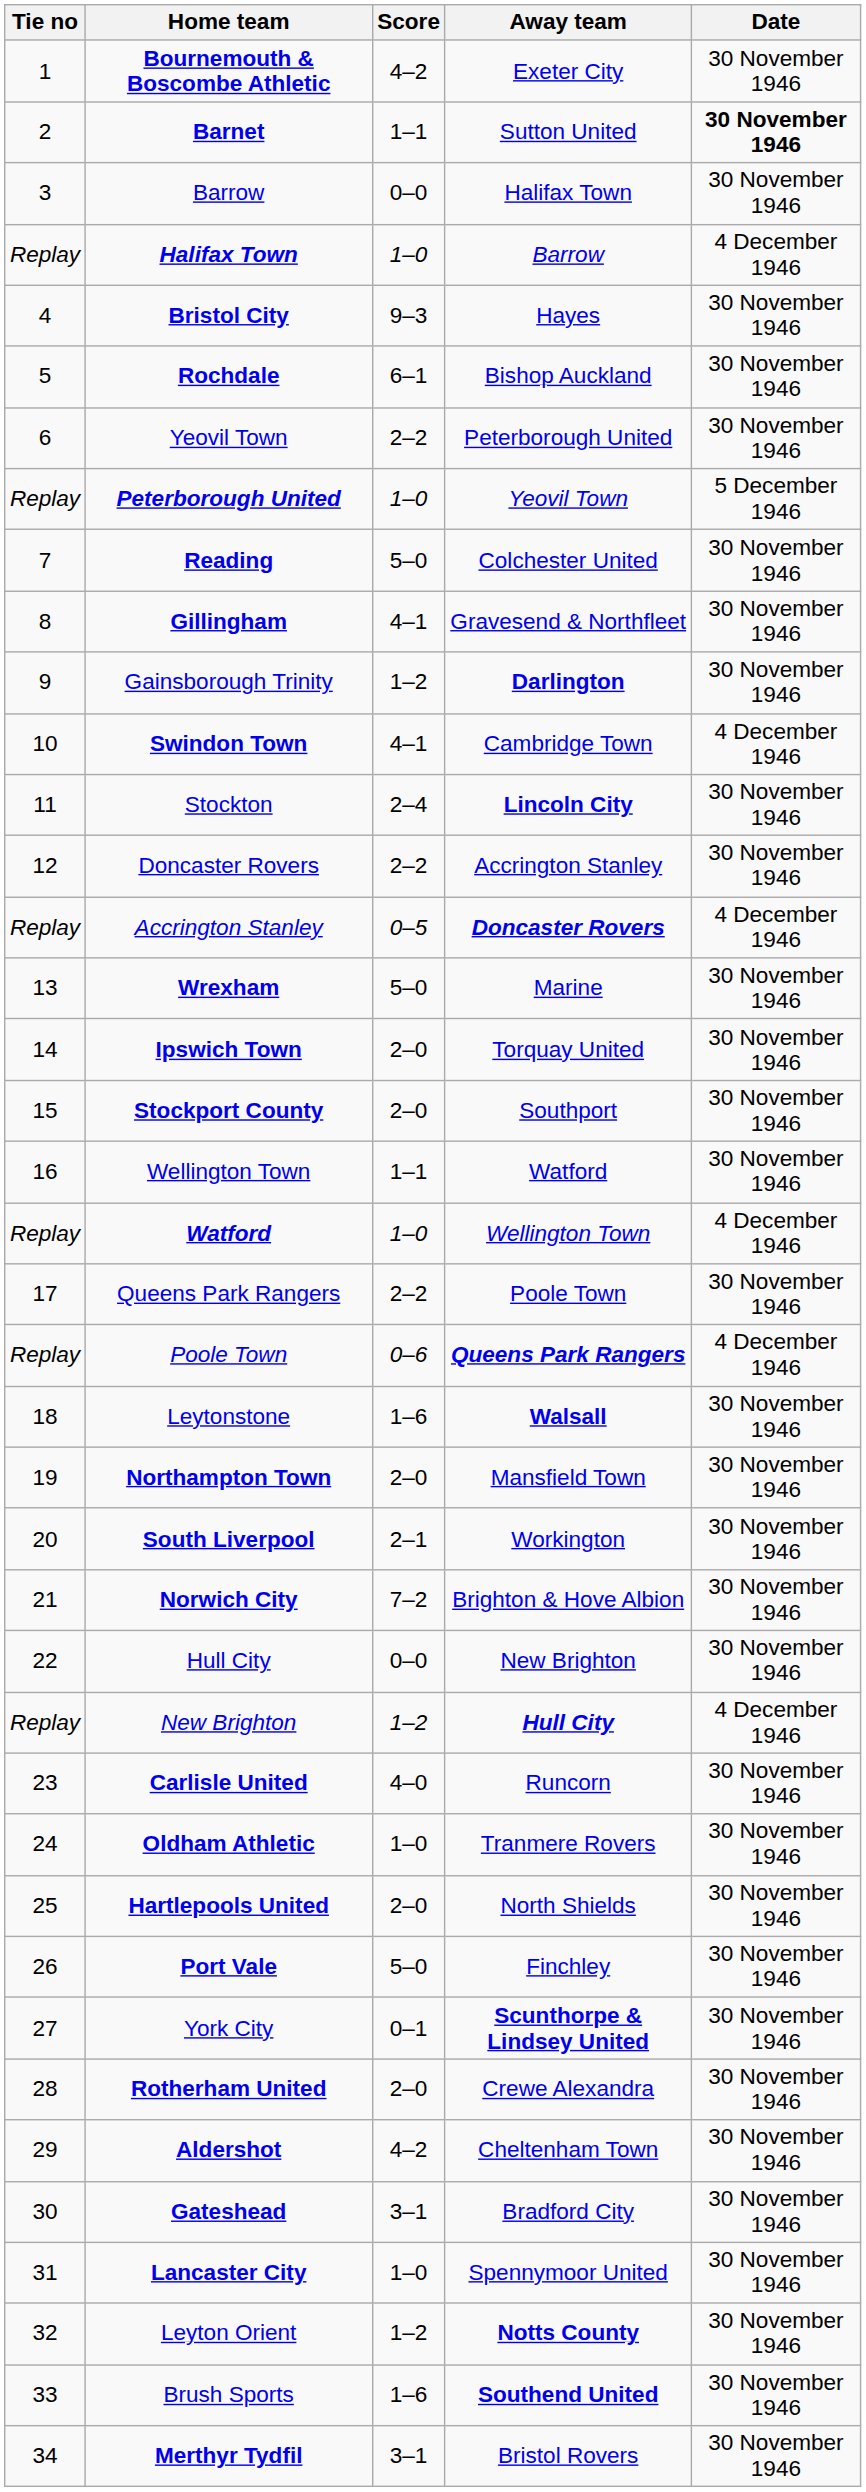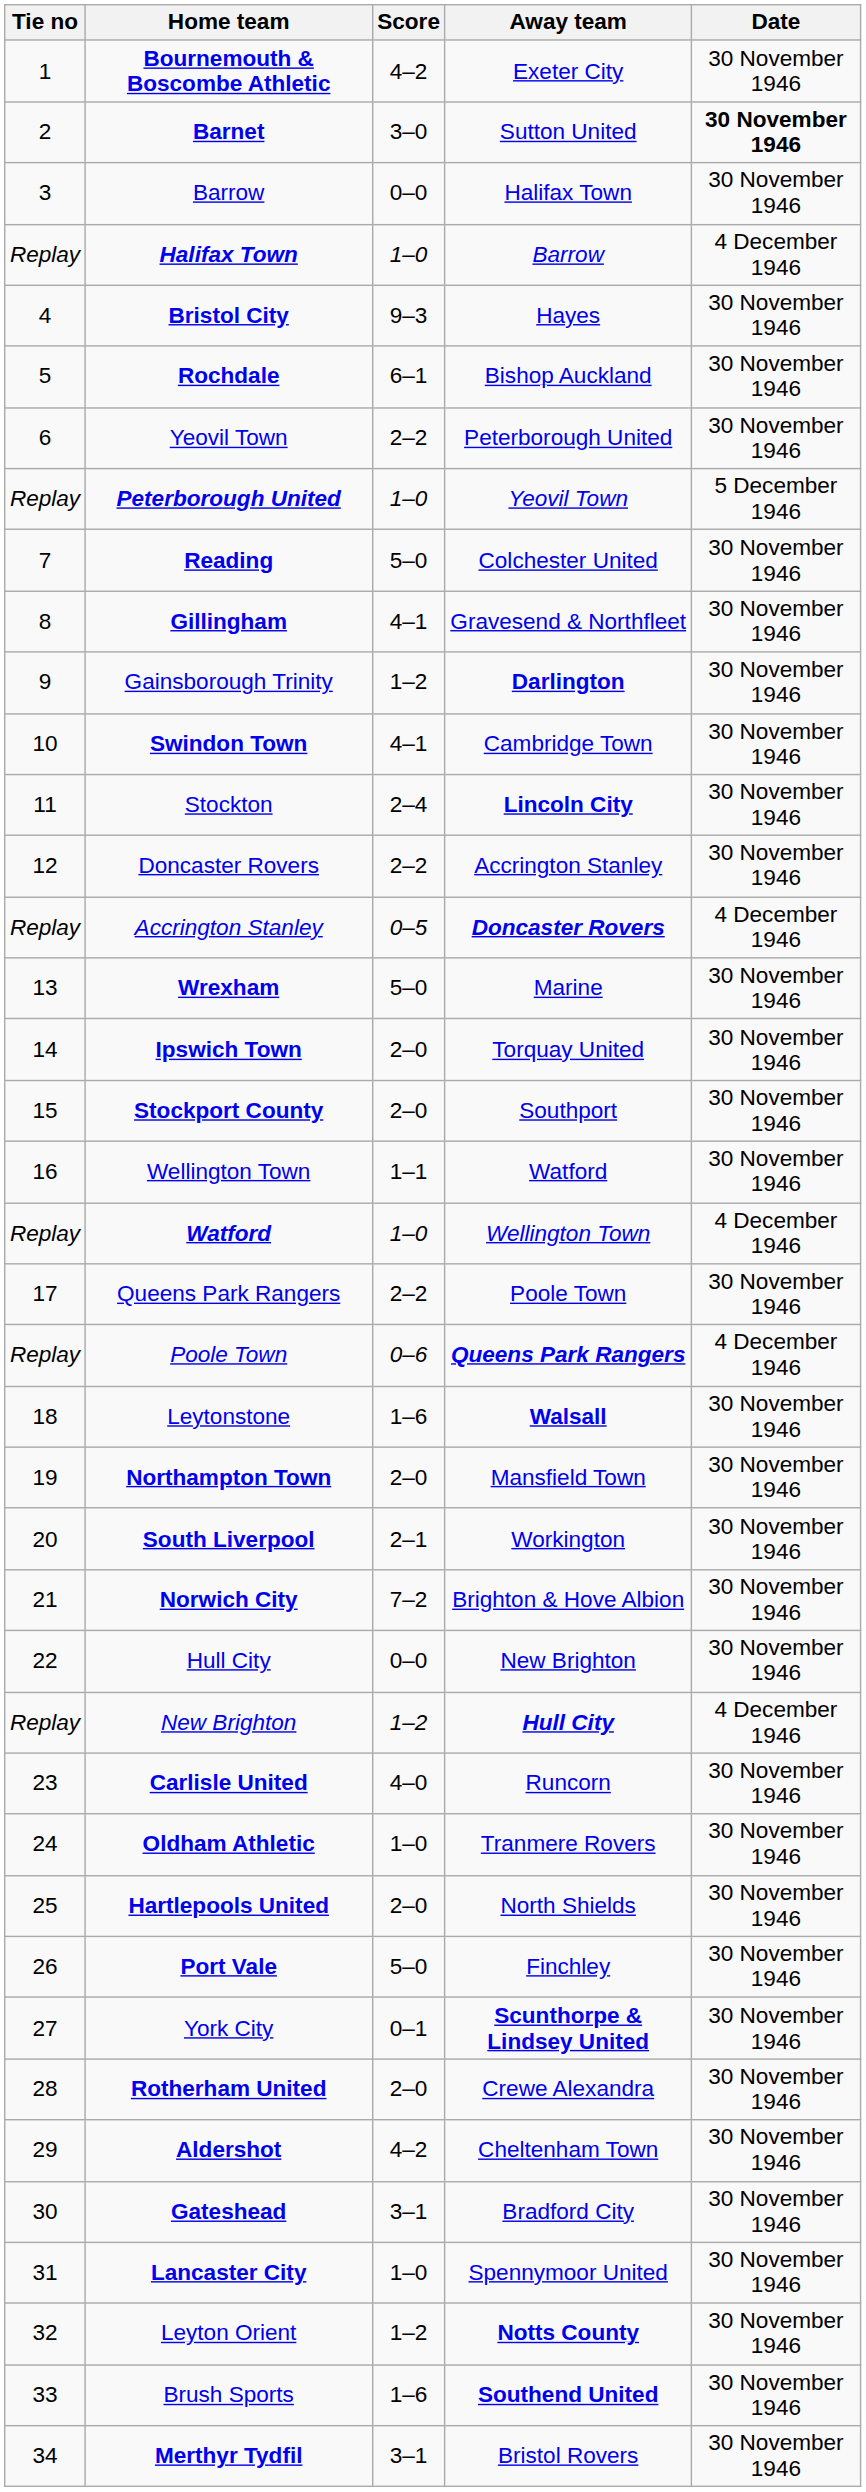(409, 132) 1–1 -> (409, 132) 3–0
(776, 743) 4 December 1946 -> (776, 743) 30 November 1946
